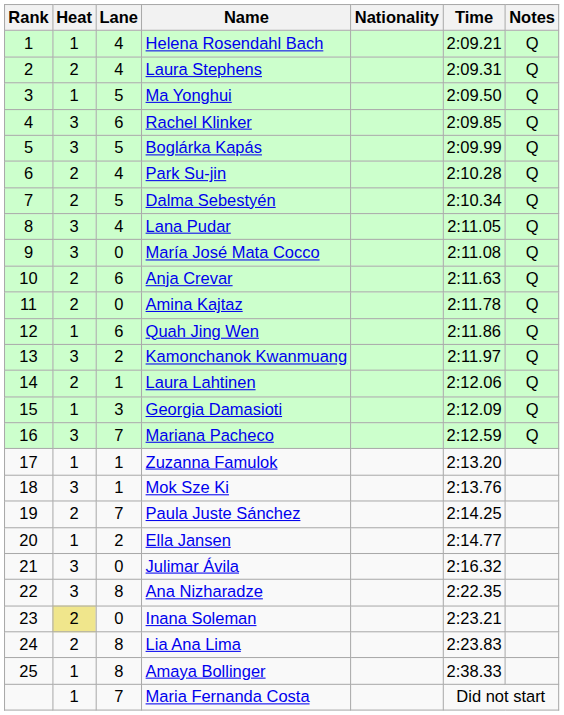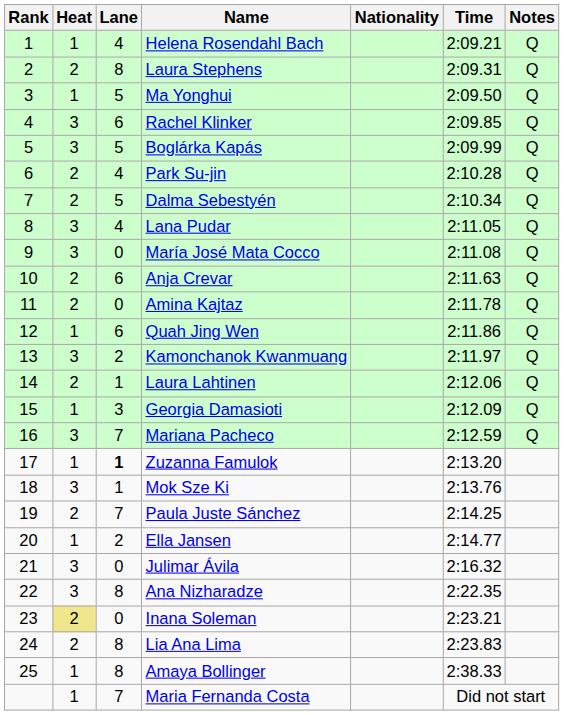(119, 69) 4 -> (119, 69) 8
(119, 461) normal -> (119, 461) bold
